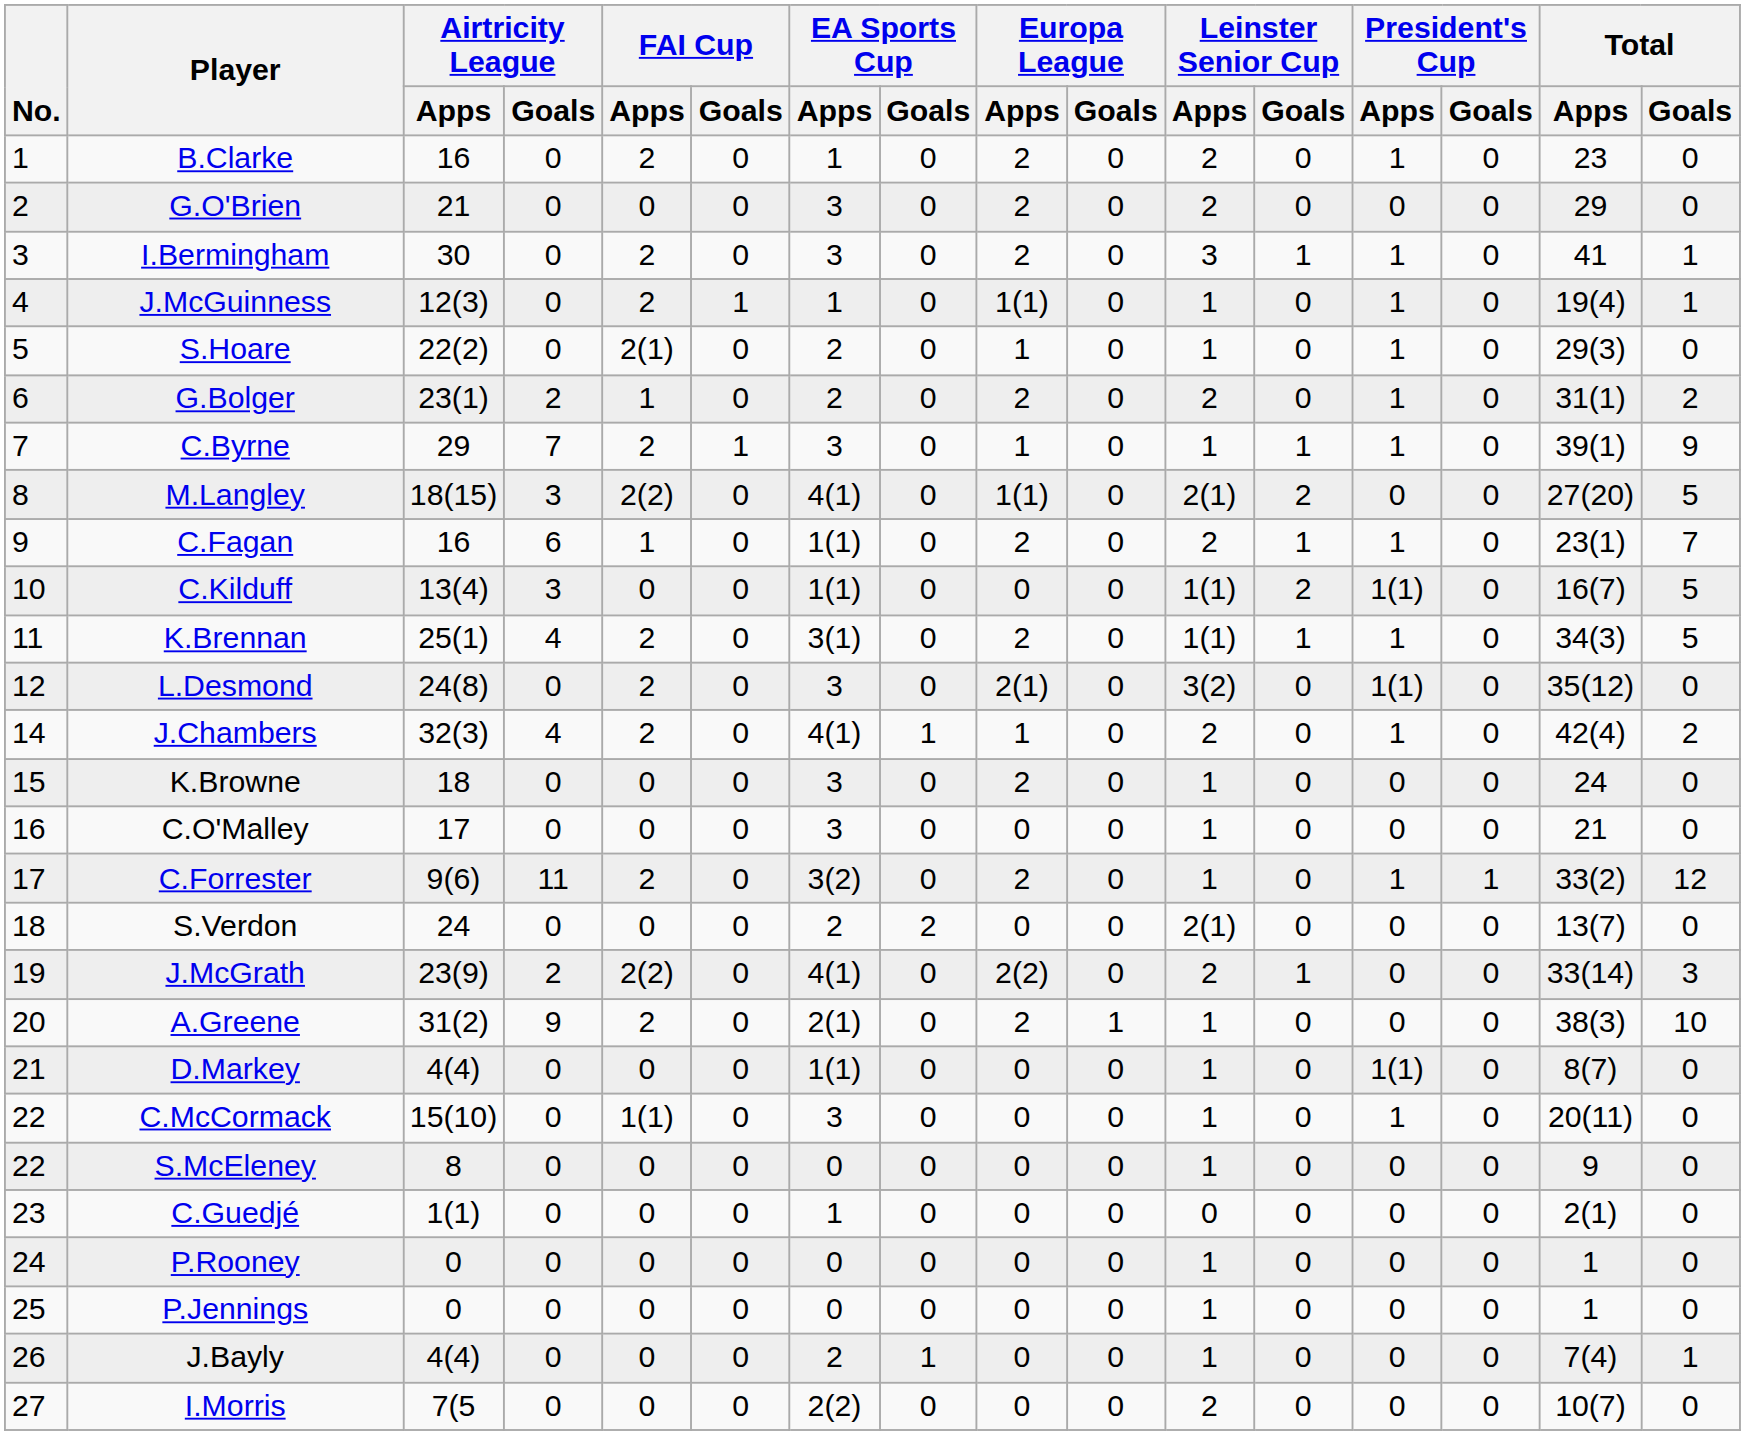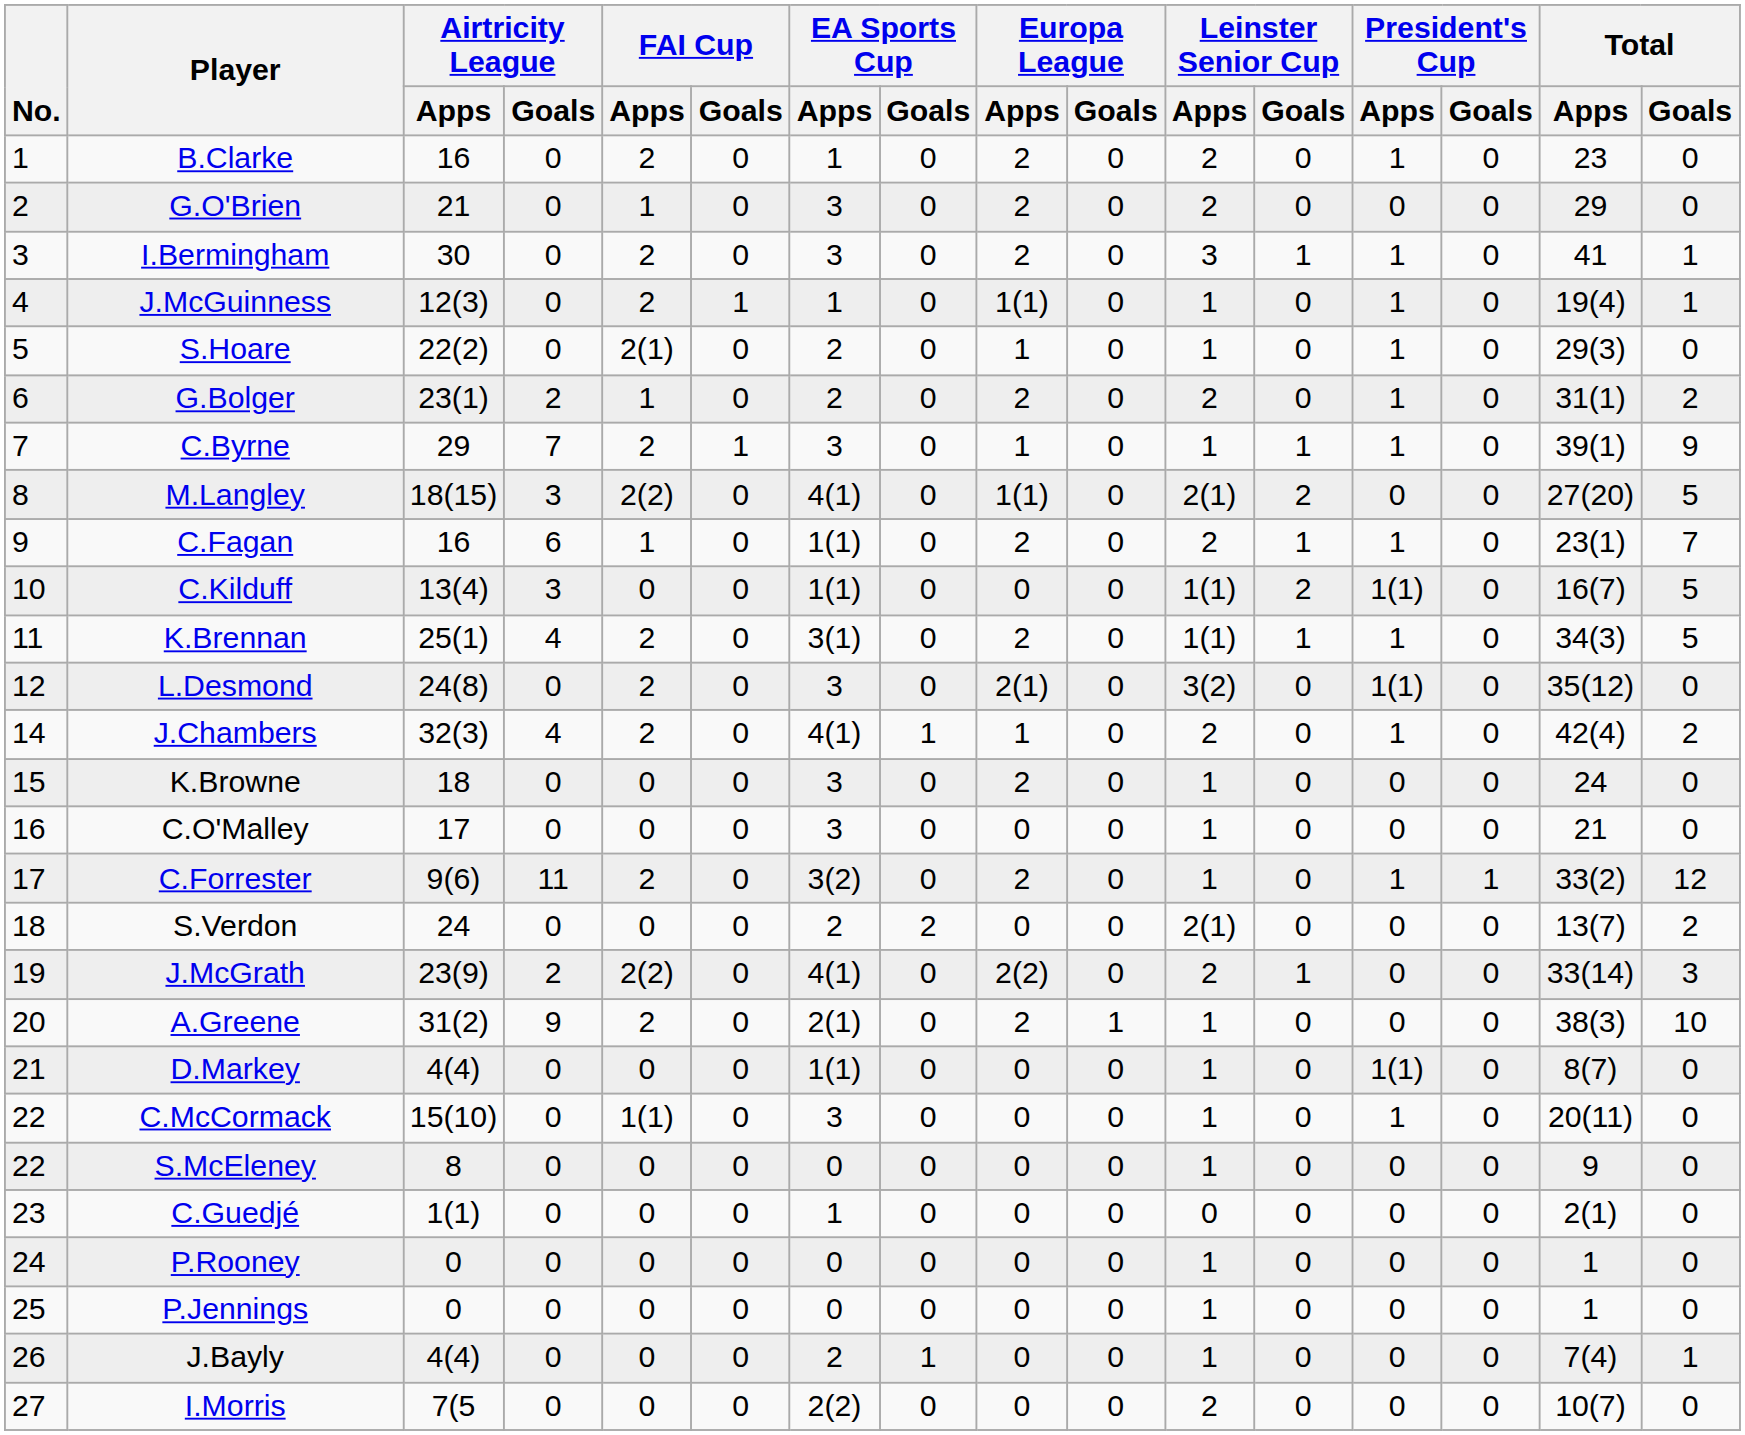(647, 206) 0 -> (647, 206) 1
(1690, 925) 0 -> (1690, 925) 2
